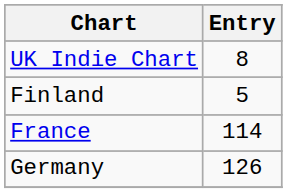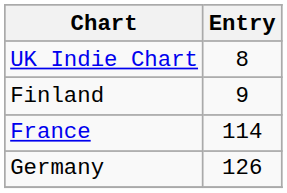(242, 96) 5 -> (242, 96) 9
